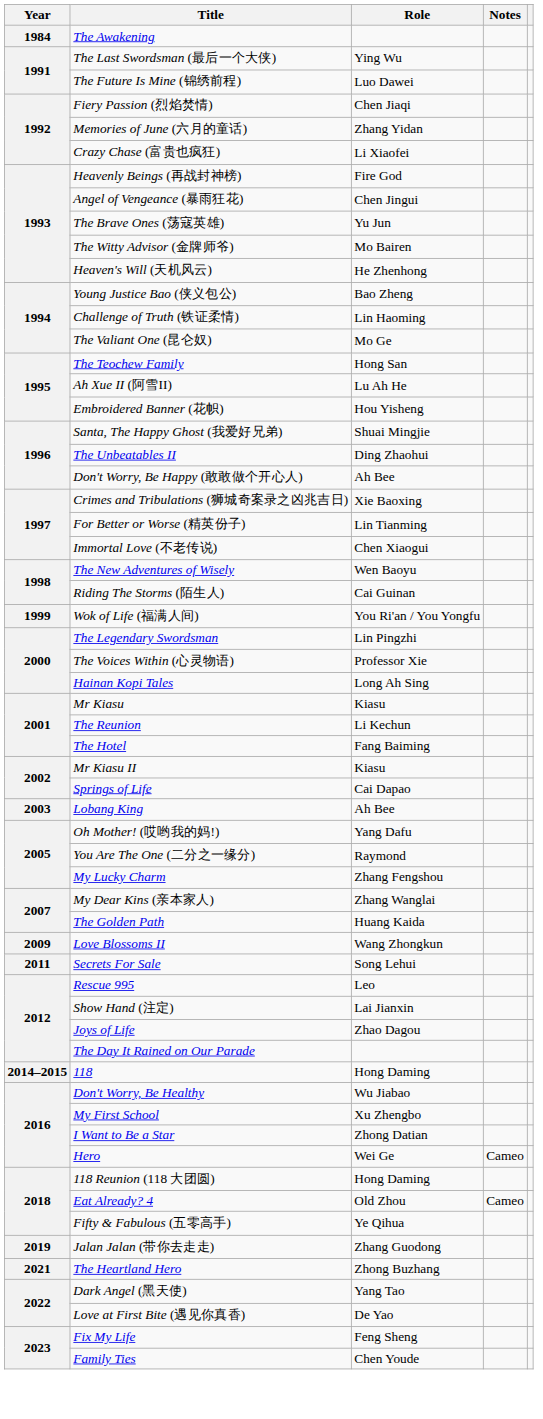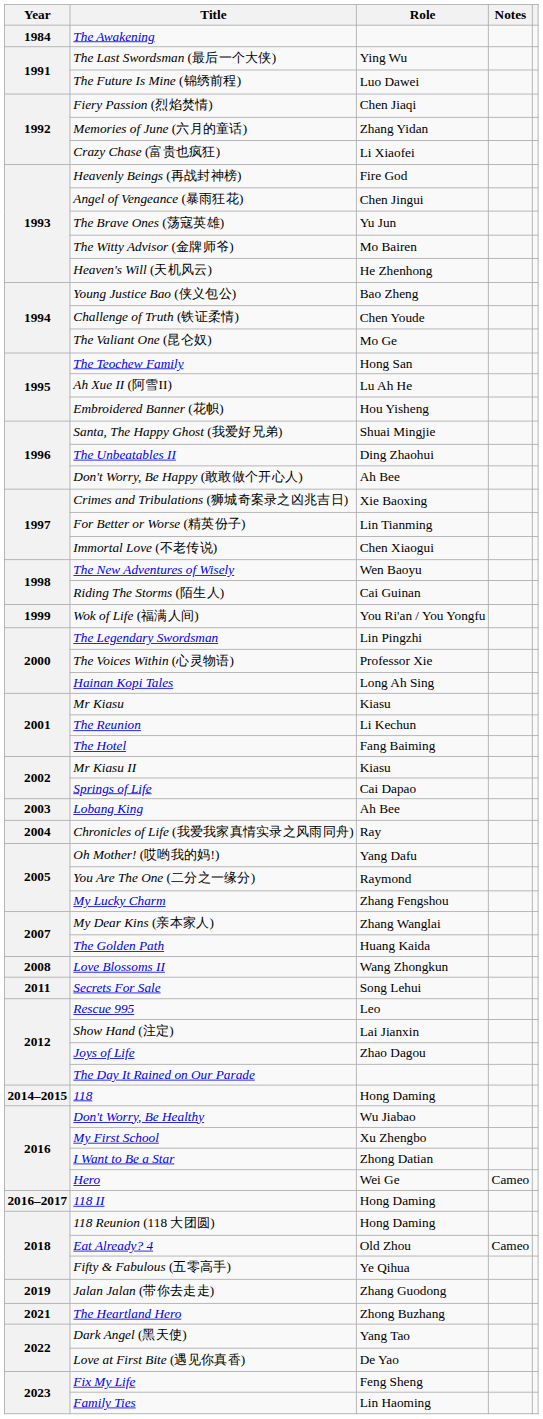(390, 317) Lin Haoming -> (392, 317) Chen Youde
+ row: (213, 831)
(37, 943) 2009 -> (37, 966) 2008
+ row: (89, 1200)
(387, 1358) Chen Youde -> (395, 1402) Lin Haoming
